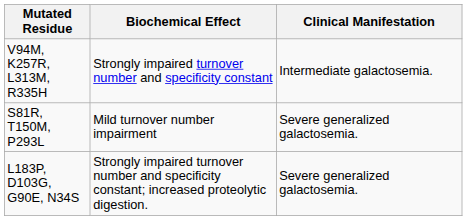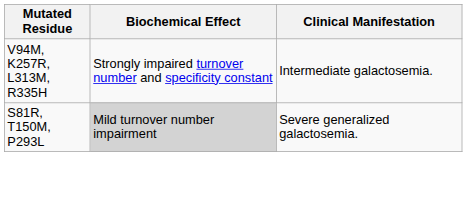(154, 127) no background -> (154, 127) lightgrey background
- row: (43, 183)
